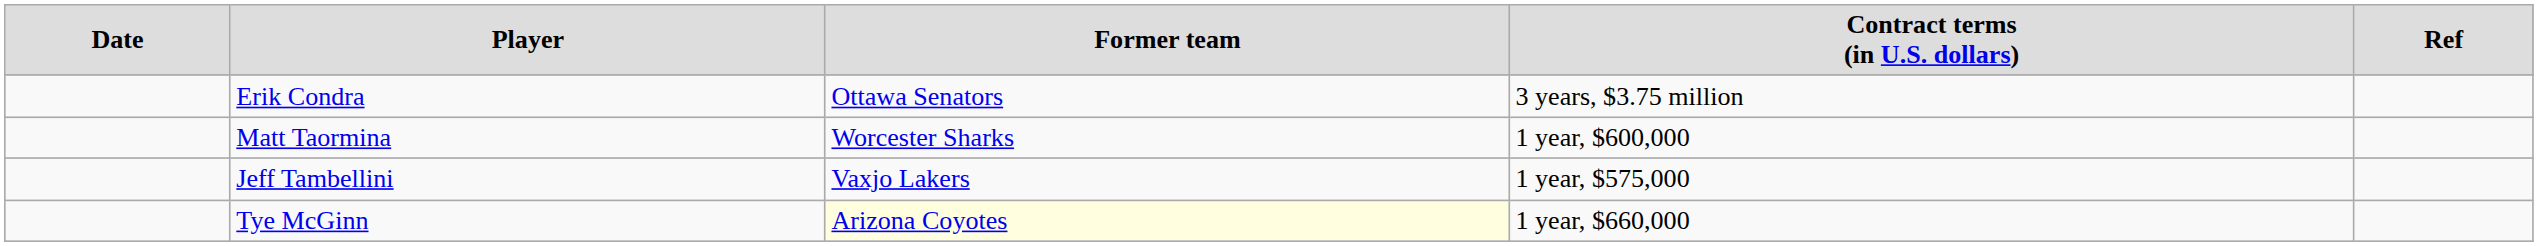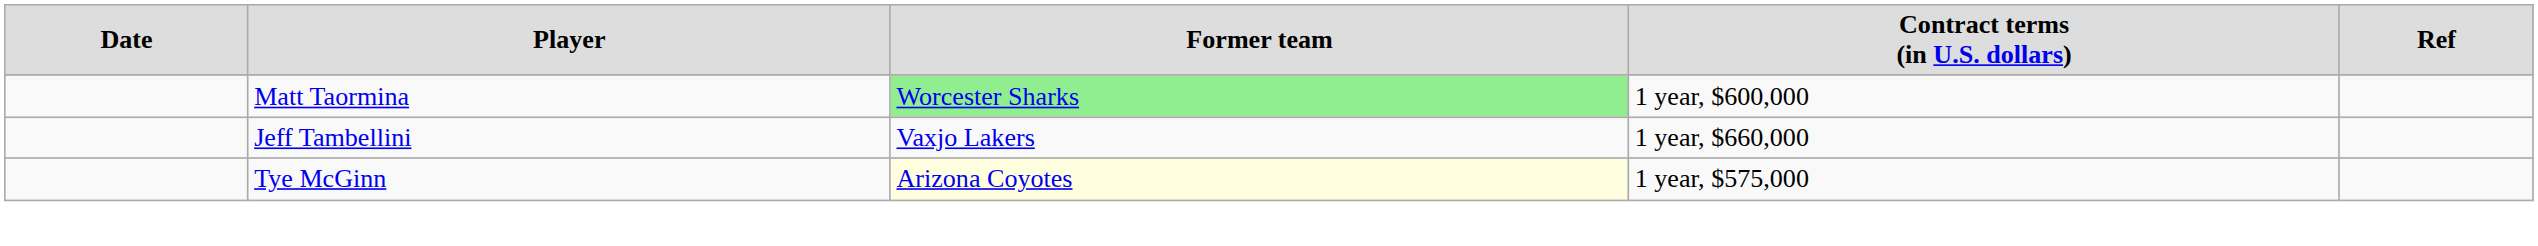- row: (300, 95)
(923, 137) no background -> (988, 95) lightgreen background
(1603, 178) 1 year, $575,000 -> (1722, 137) 1 year, $660,000
(1603, 219) 1 year, $660,000 -> (1722, 178) 1 year, $575,000
